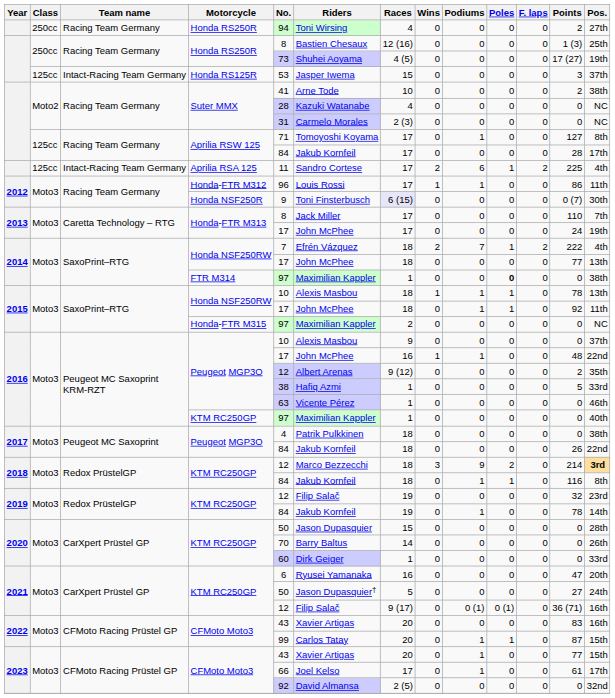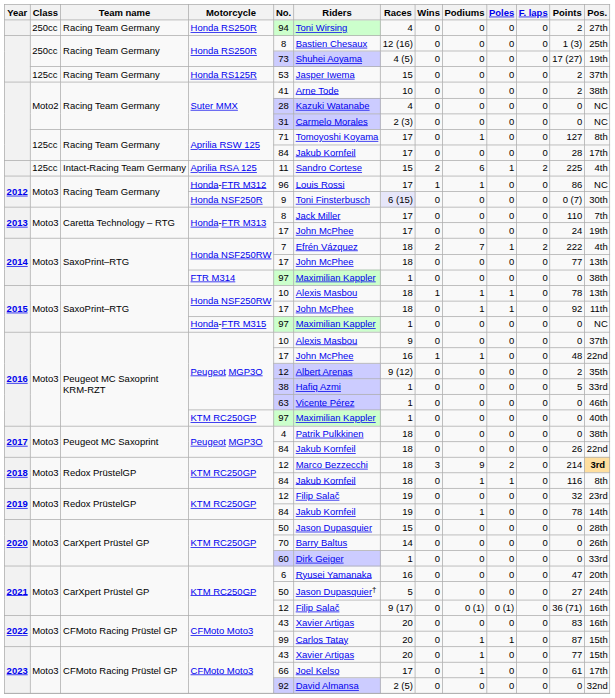(125, 74) Intact-Racing Team Germany -> (111, 74) Racing Team Germany
(580, 74) 3 -> (580, 74) 2
(408, 168) 17 -> (408, 168) 15
(599, 184) 11th -> (601, 184) NC
(512, 277) bold -> (512, 277) normal
(410, 324) 2 -> (410, 324) 1
